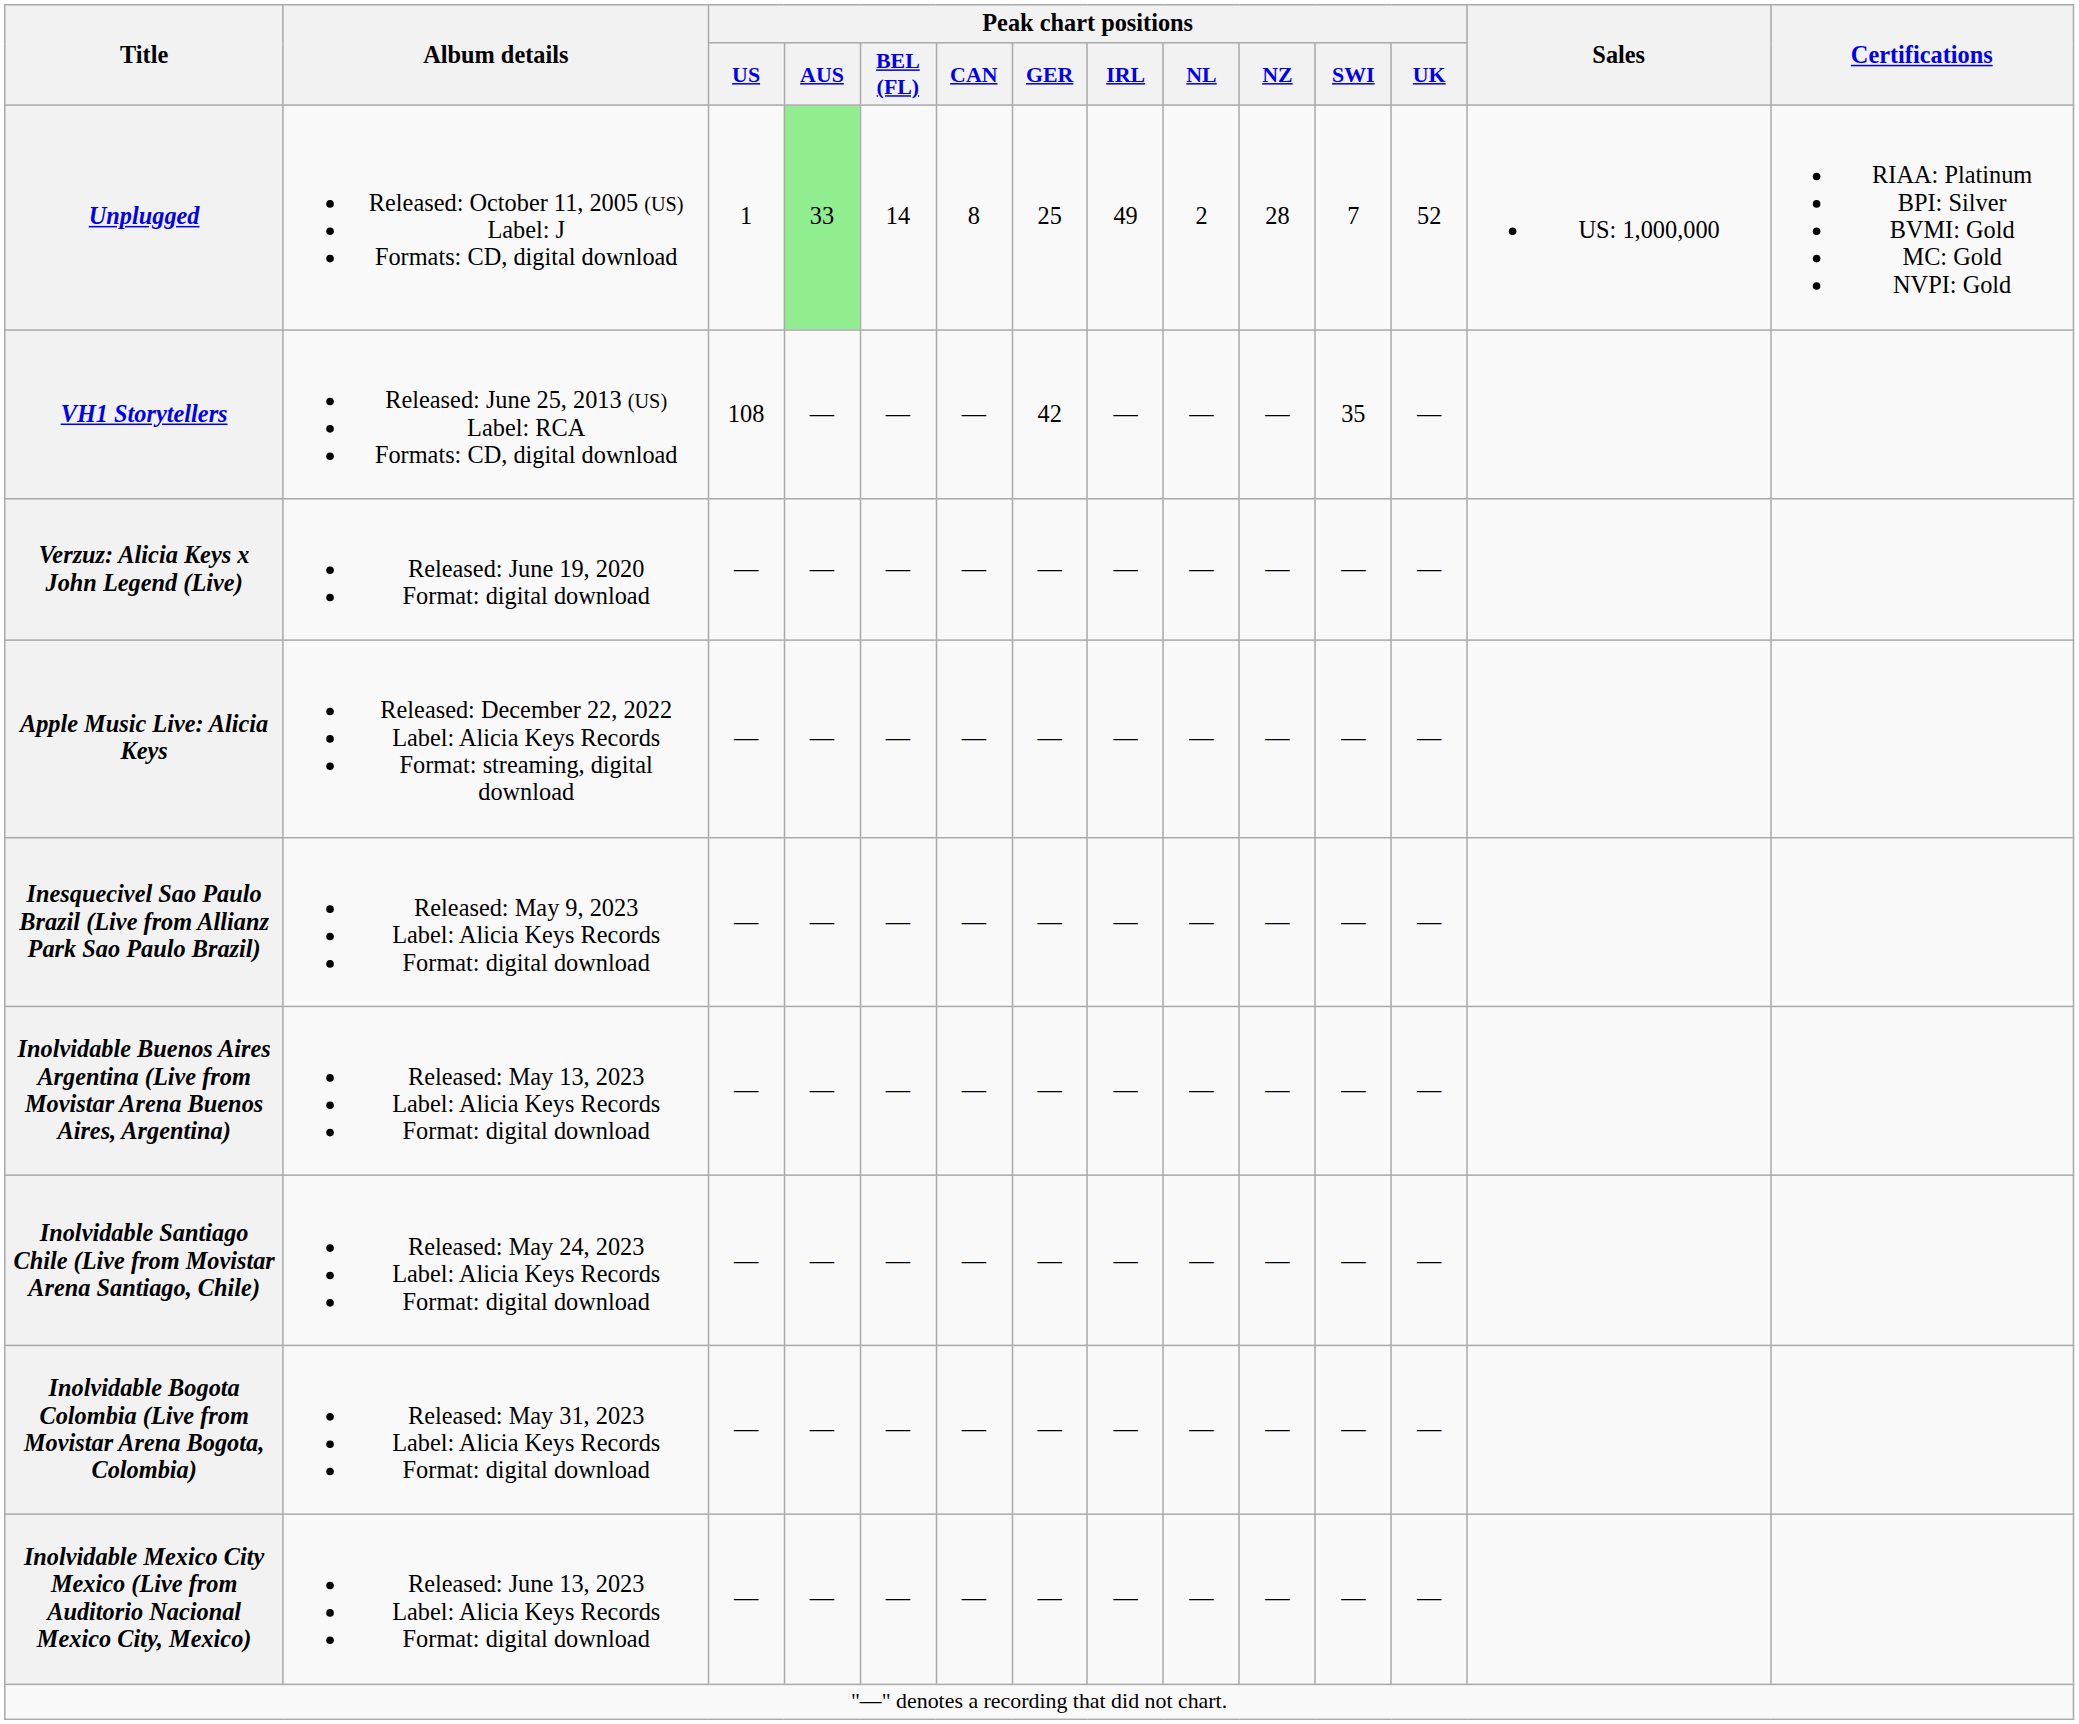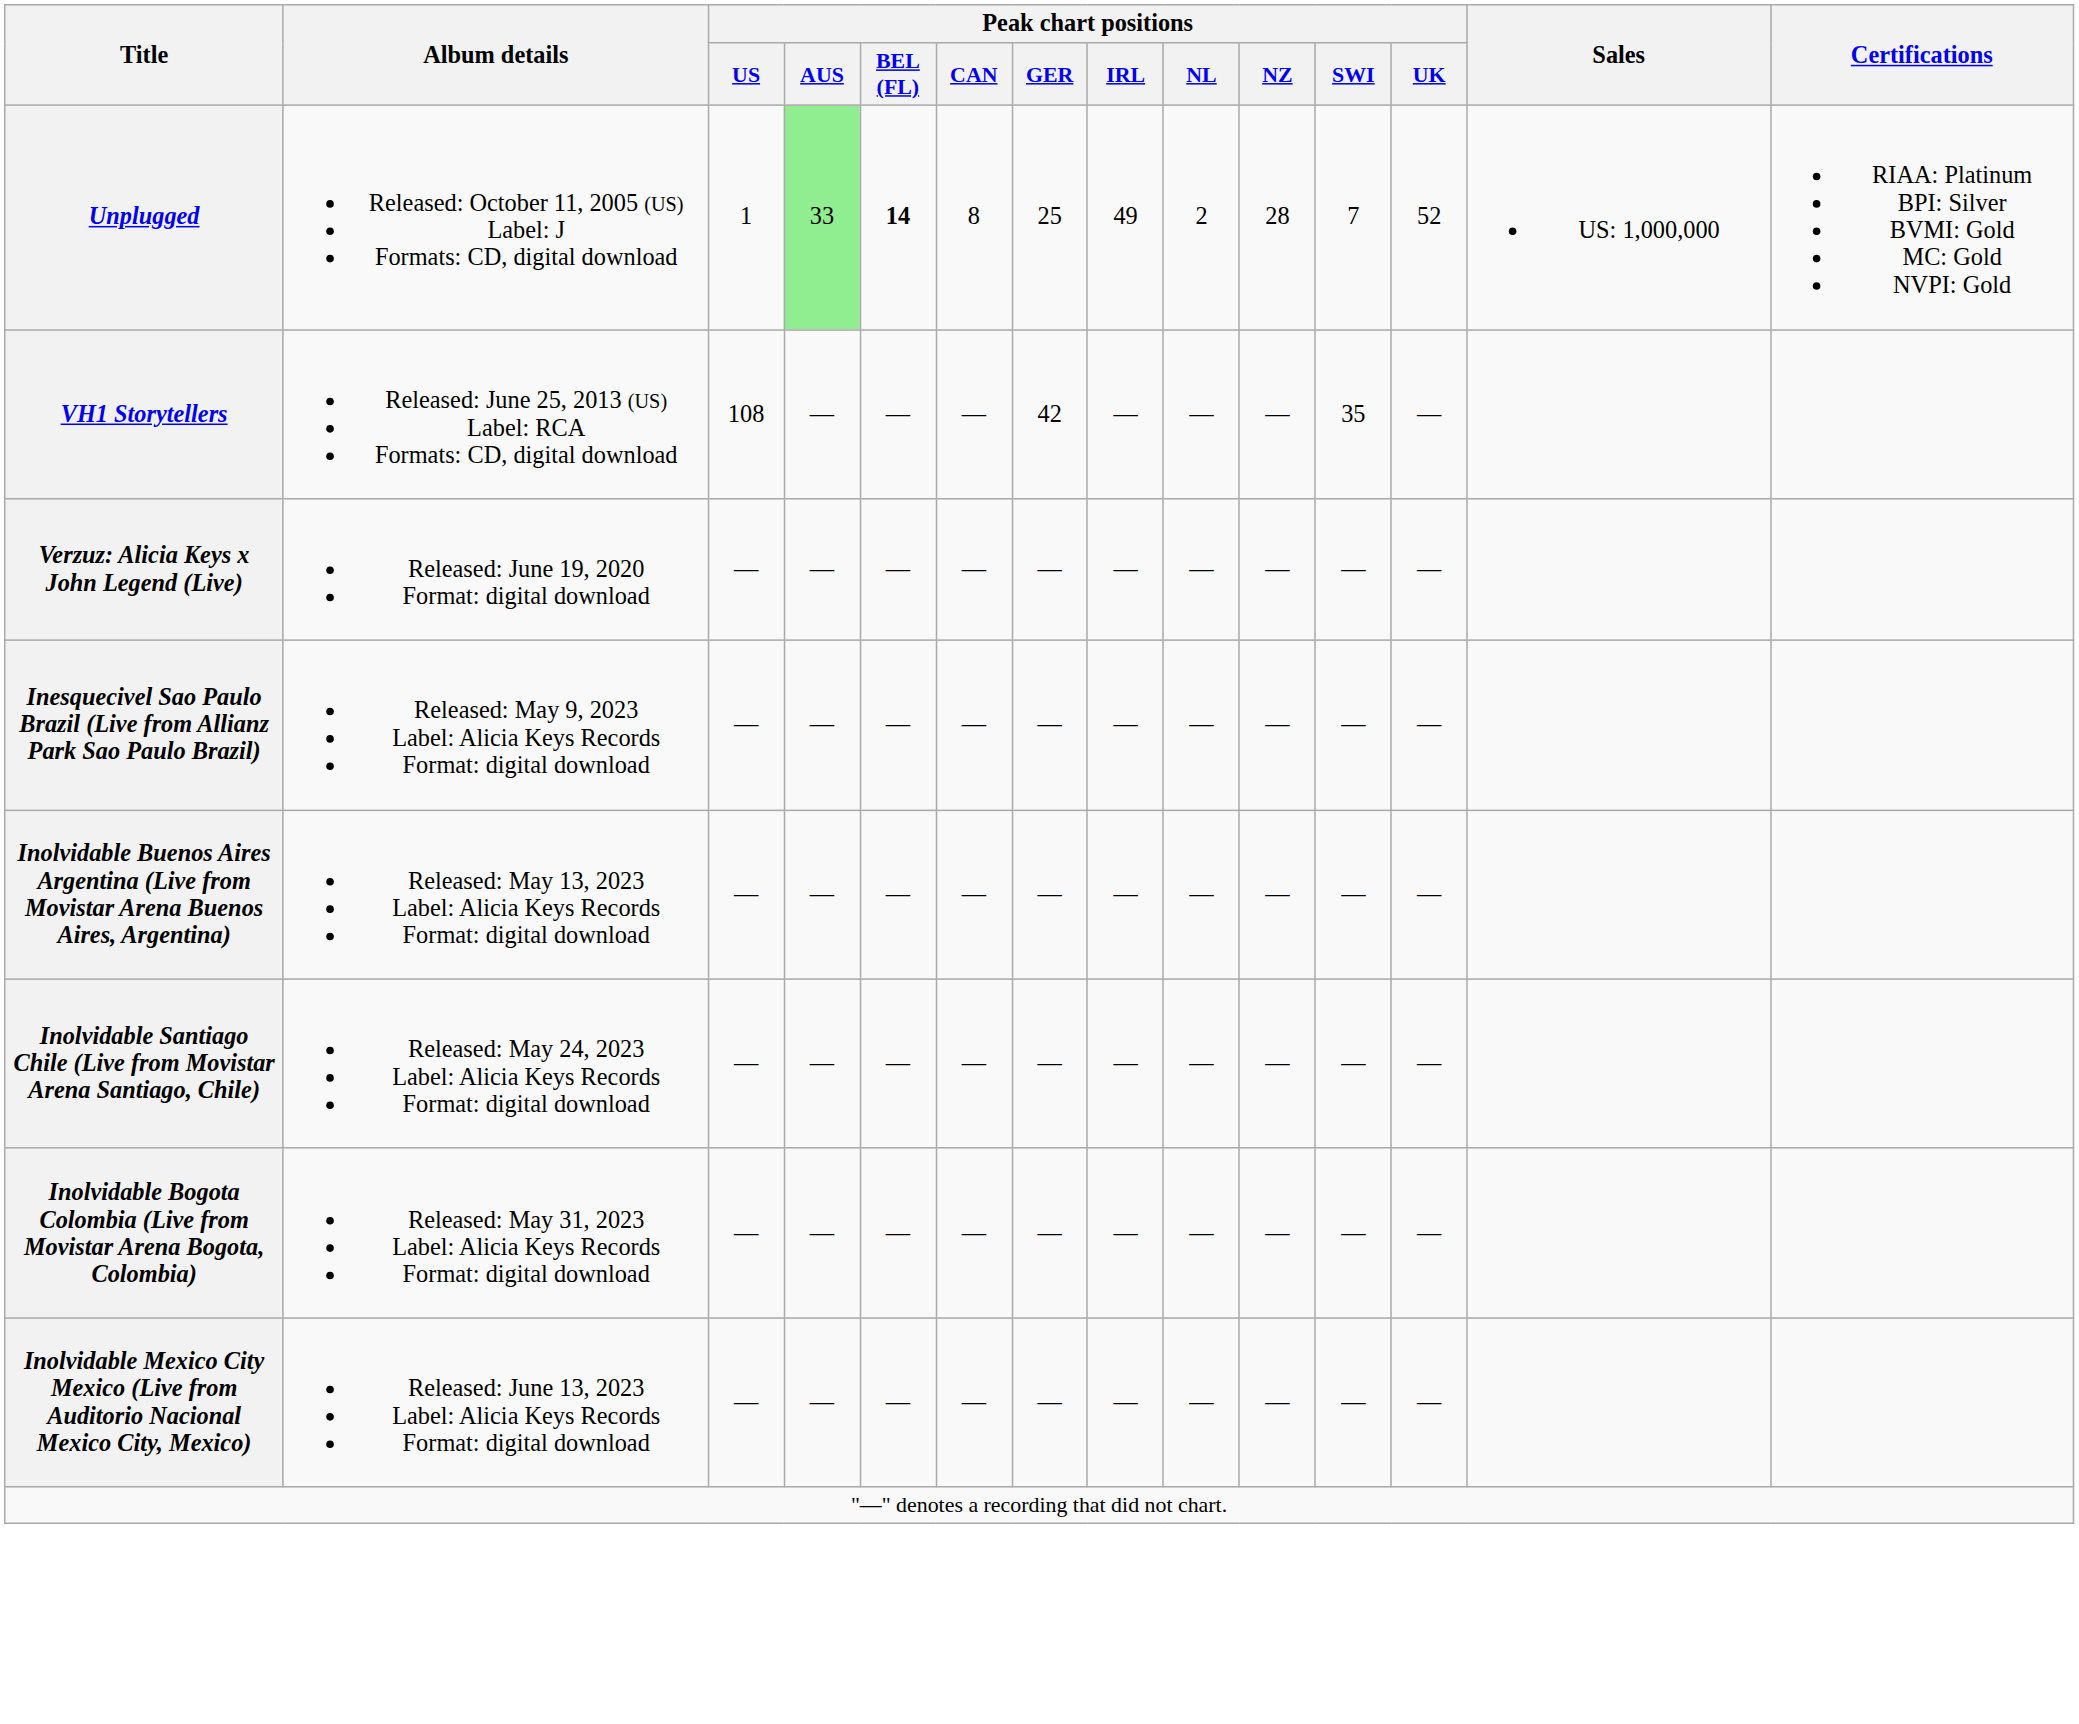(898, 217) normal -> (898, 217) bold
- row: (144, 738)
